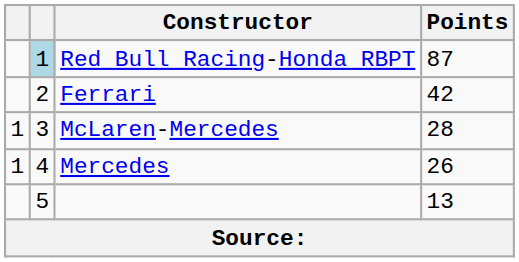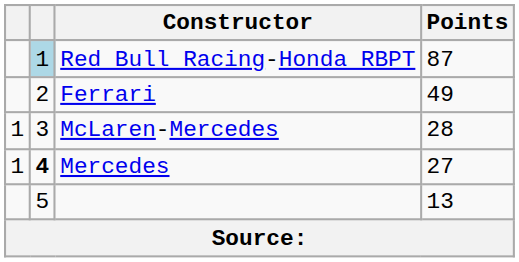(440, 95) 42 -> (440, 95) 49
(42, 166) normal -> (42, 166) bold
(440, 166) 26 -> (440, 166) 27
